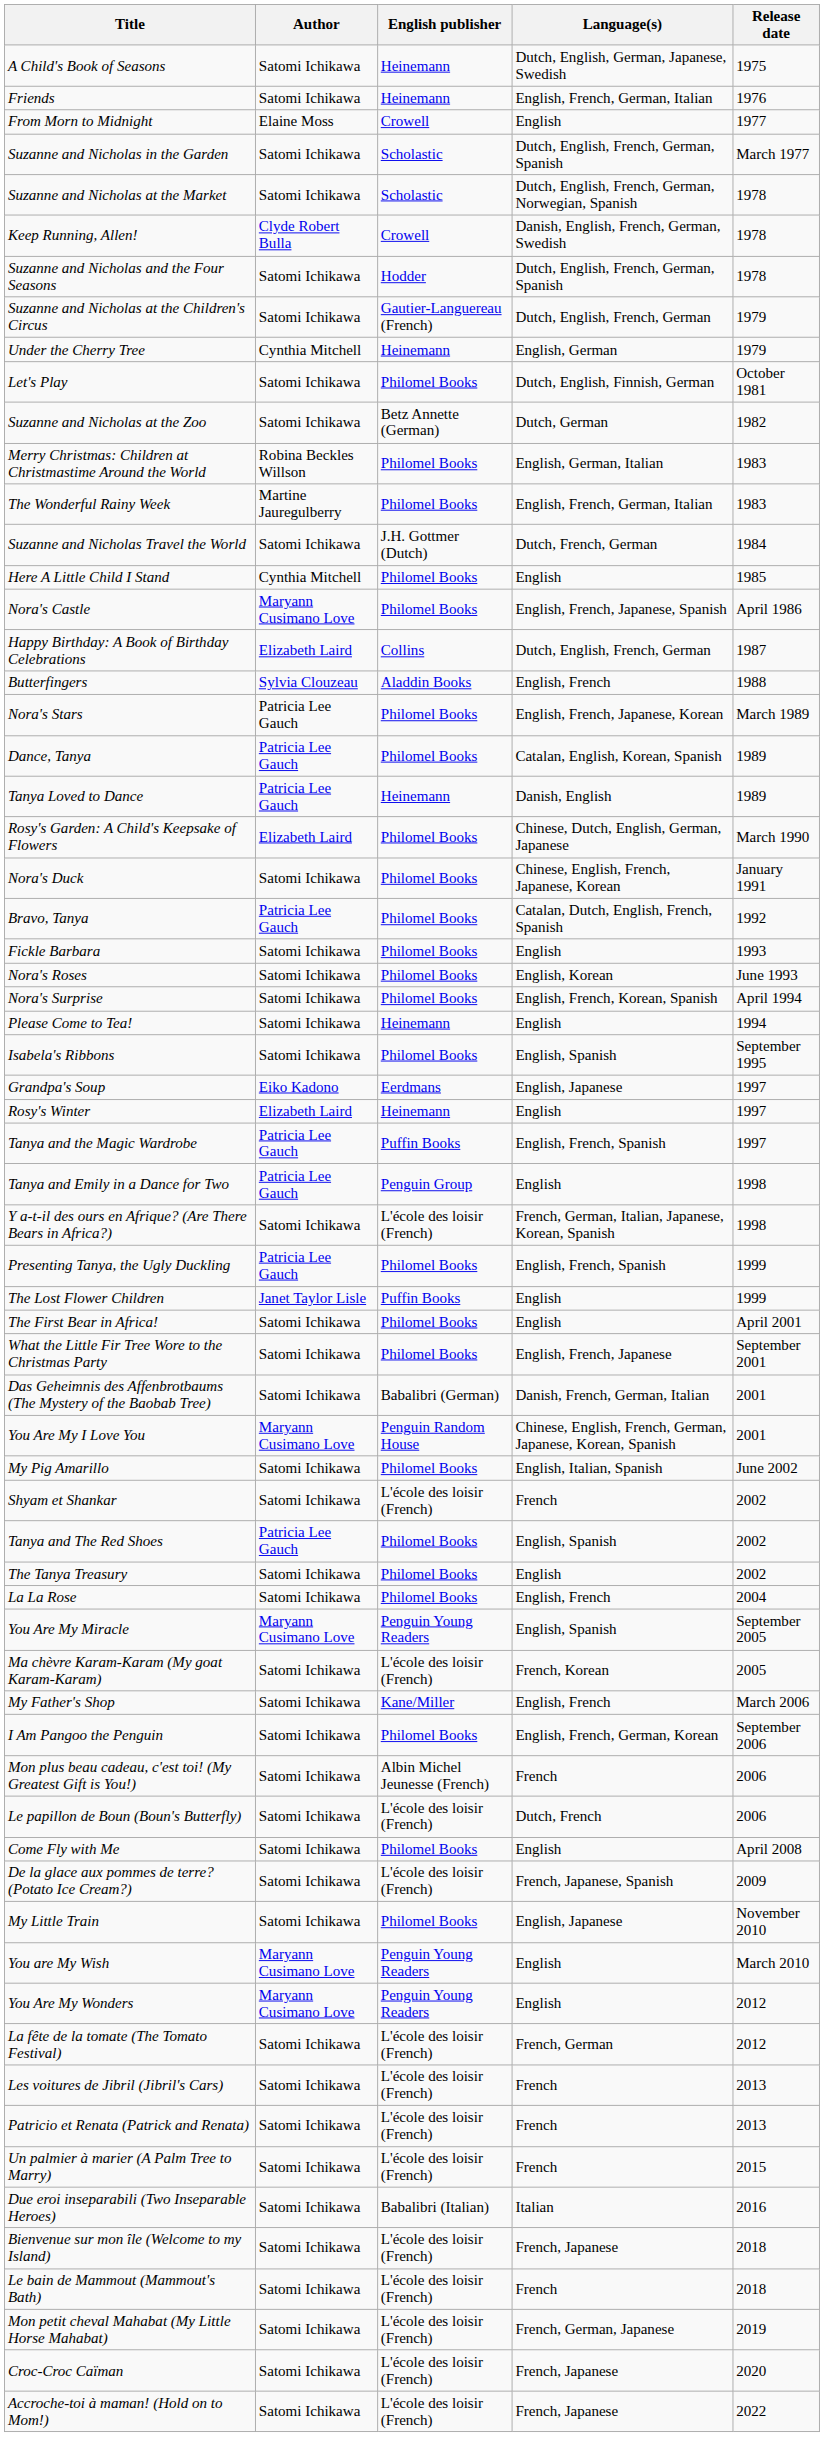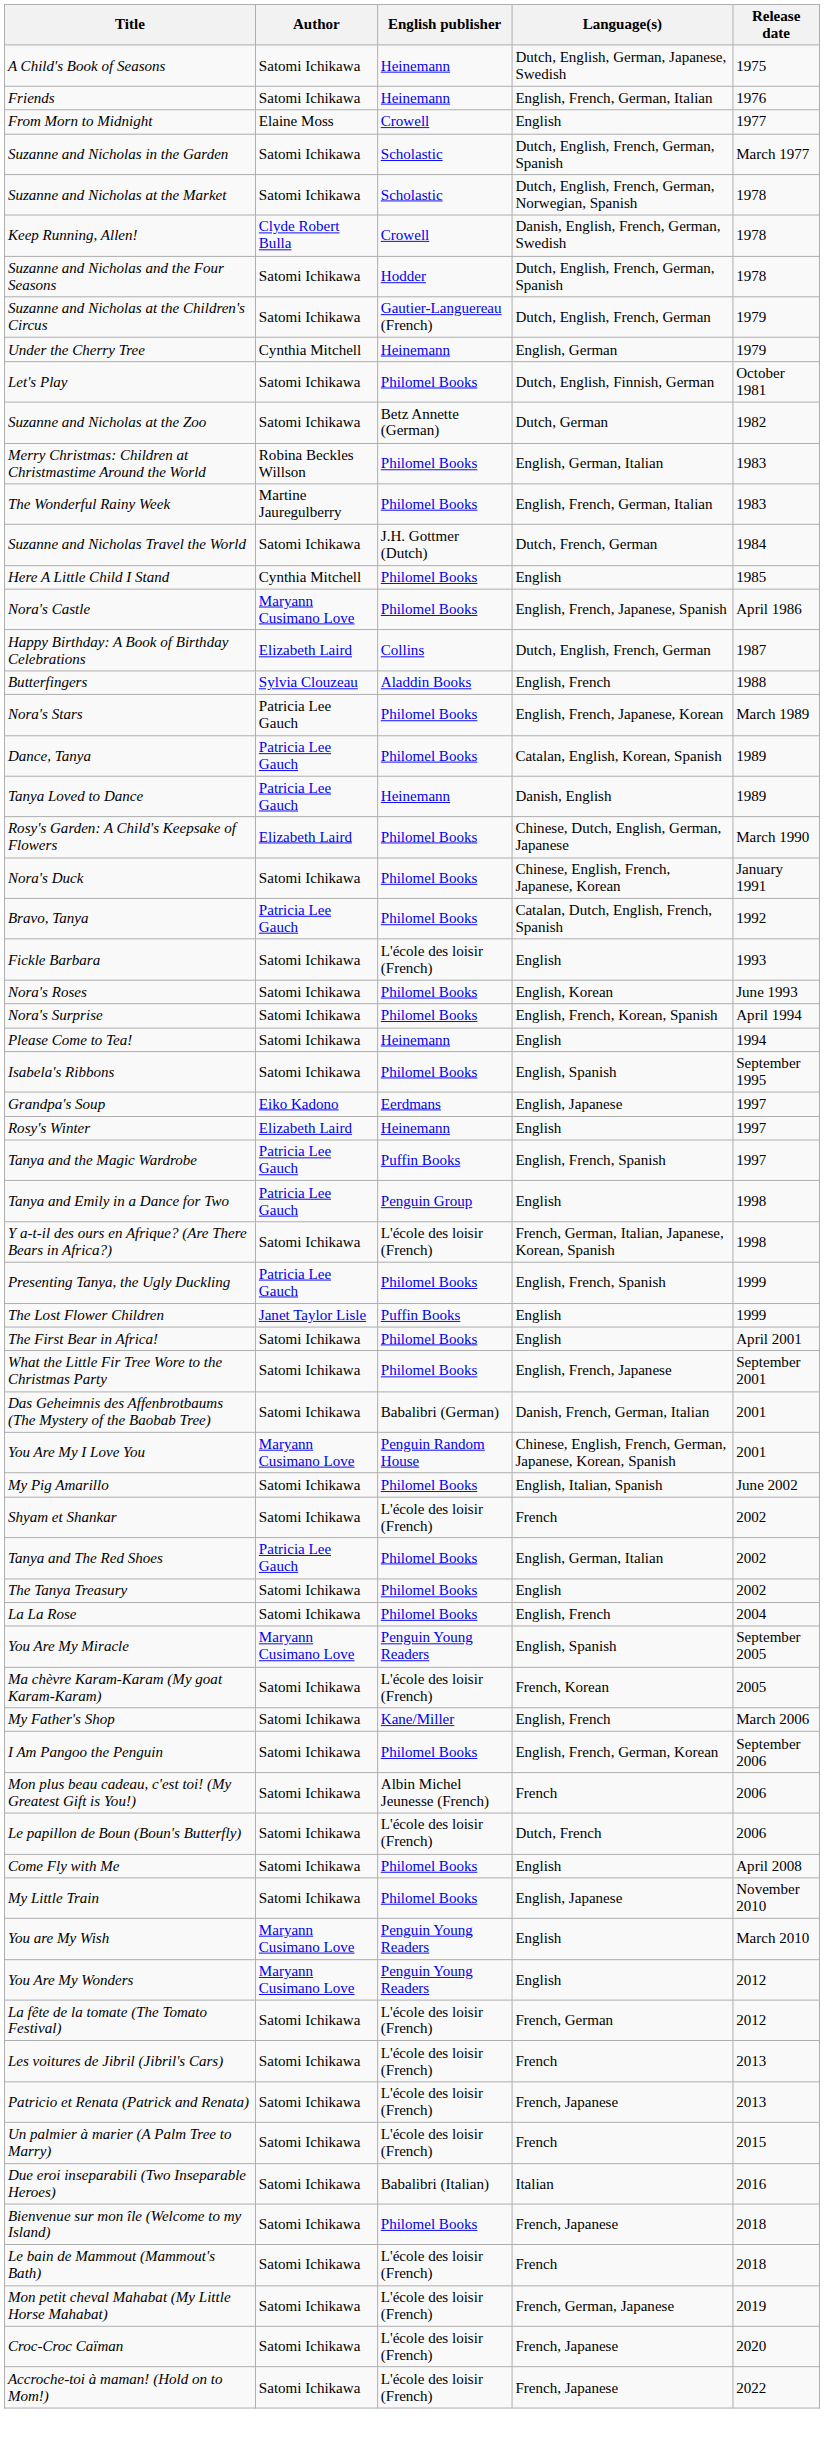(429, 951) Philomel Books -> (432, 959) L'école des loisir (French)
(566, 1541) English, Spanish -> (589, 1558) English, German, Italian
- row: (111, 1881)
(536, 2125) French -> (567, 2102) French, Japanese
(432, 2248) L'école des loisir (French) -> (429, 2224) Philomel Books
